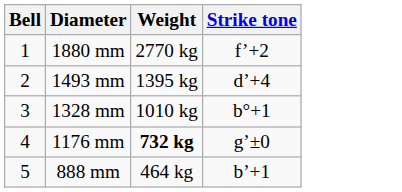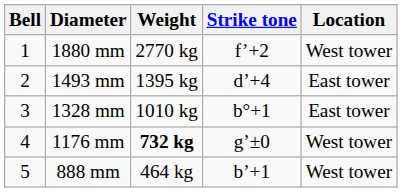+ column: (349, 19)
